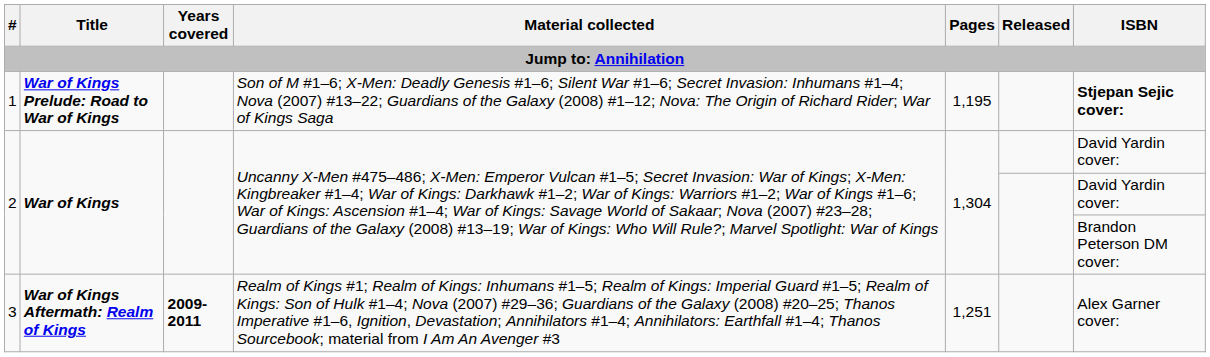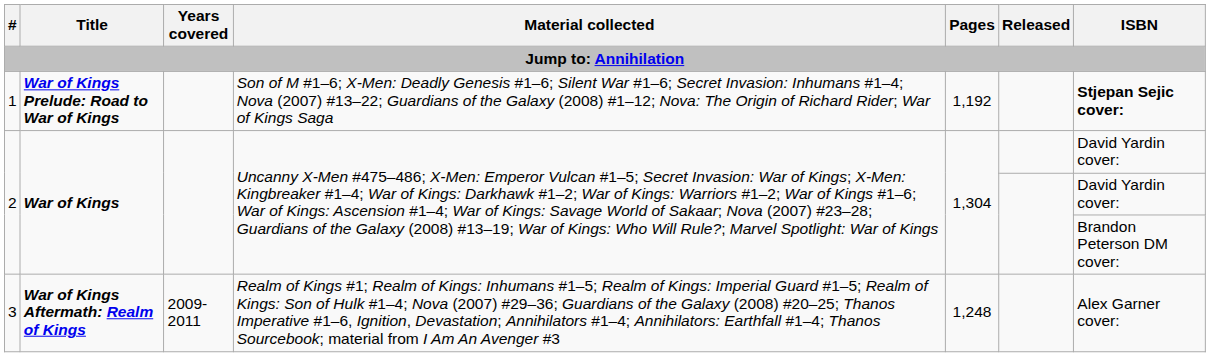(972, 100) 1,195 -> (972, 100) 1,192
(187, 312) bold -> (187, 312) normal
(972, 312) 1,251 -> (972, 312) 1,248
